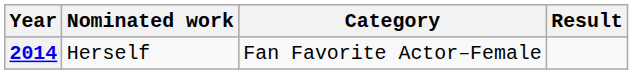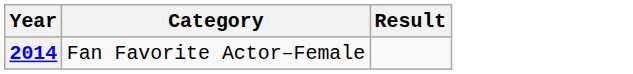- column: (150, 21)
